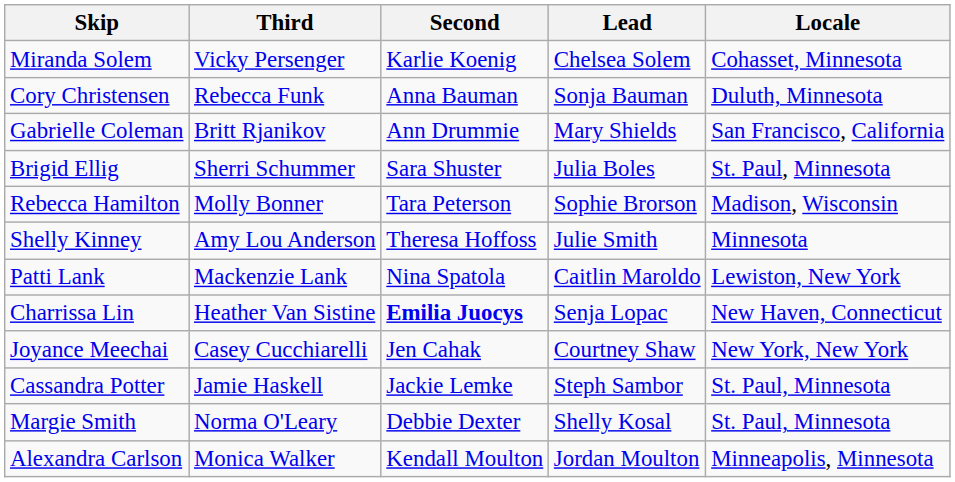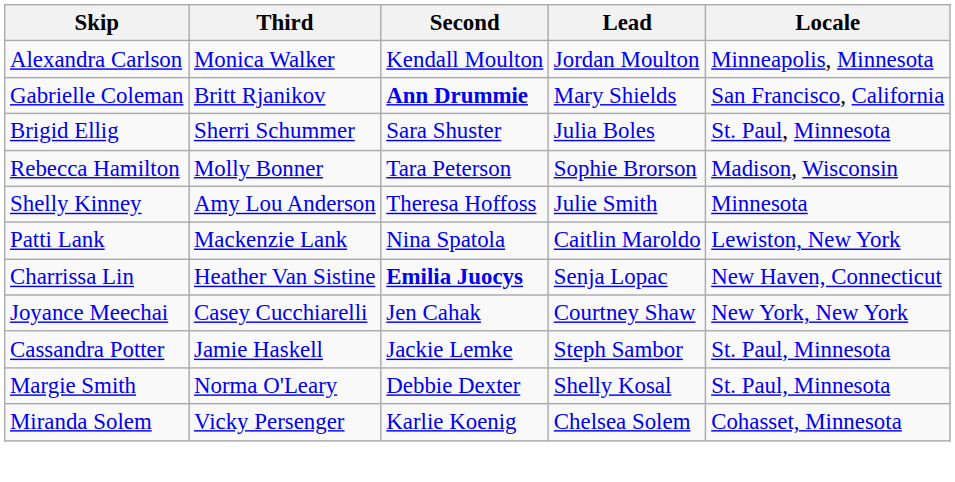rows swapped: (96, 458) <-> (81, 58)
- row: (90, 95)
(453, 131) normal -> (457, 95) bold
